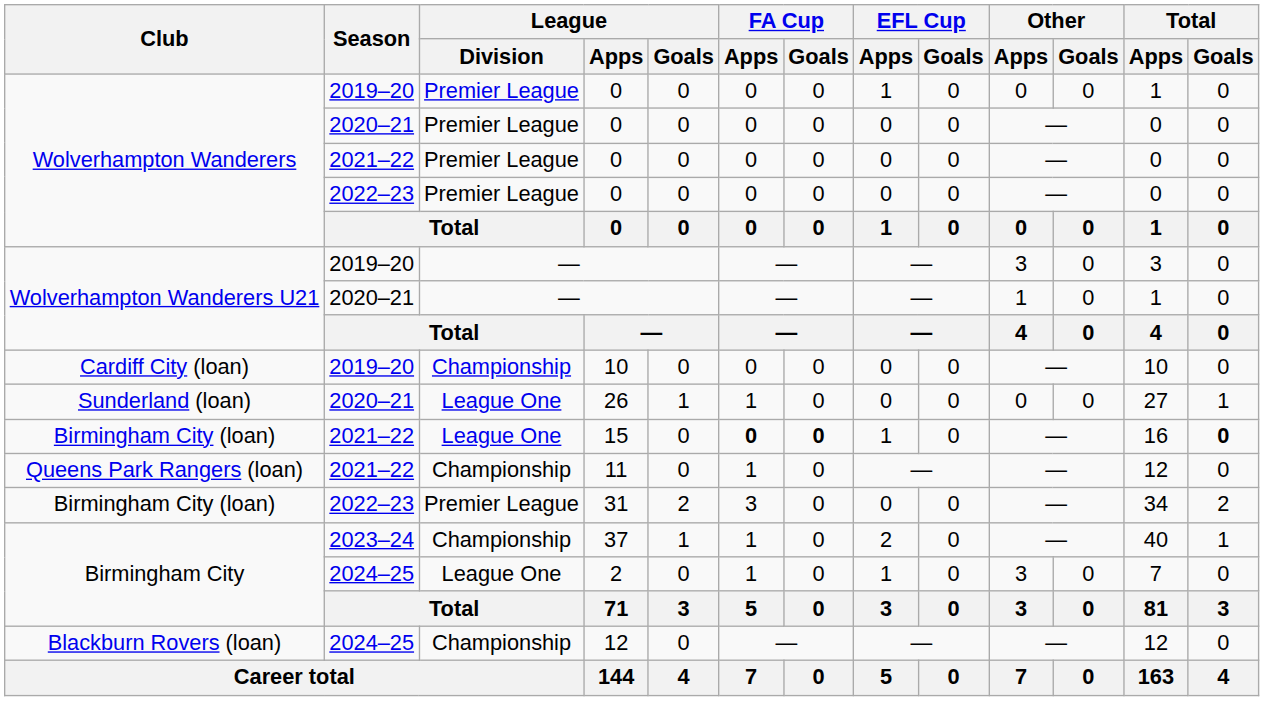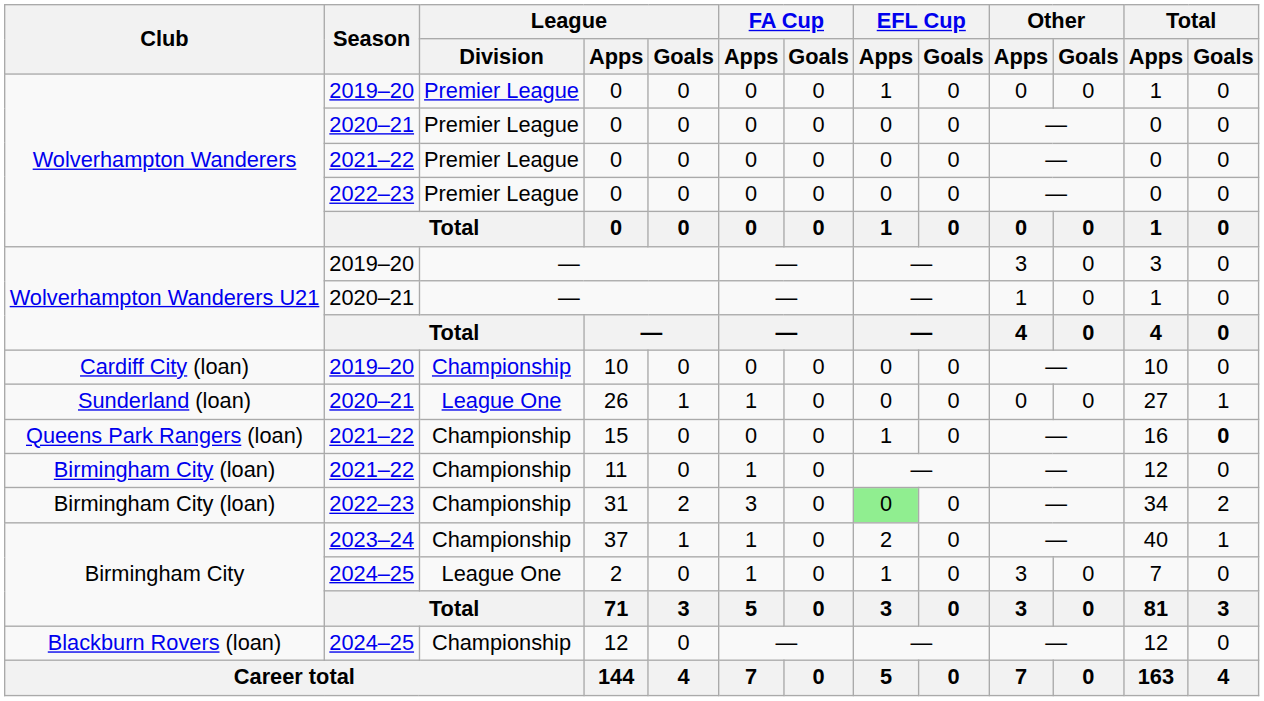(165, 435) Birmingham City (loan) -> (164, 435) Queens Park Rangers (loan)
(501, 435) League One -> (502, 435) Championship
(751, 435) bold -> (751, 435) normal
(819, 435) bold -> (819, 435) normal
(164, 470) Queens Park Rangers (loan) -> (165, 470) Birmingham City (loan)
(502, 504) Premier League -> (502, 504) Championship
(886, 504) no background -> (886, 504) lightgreen background
